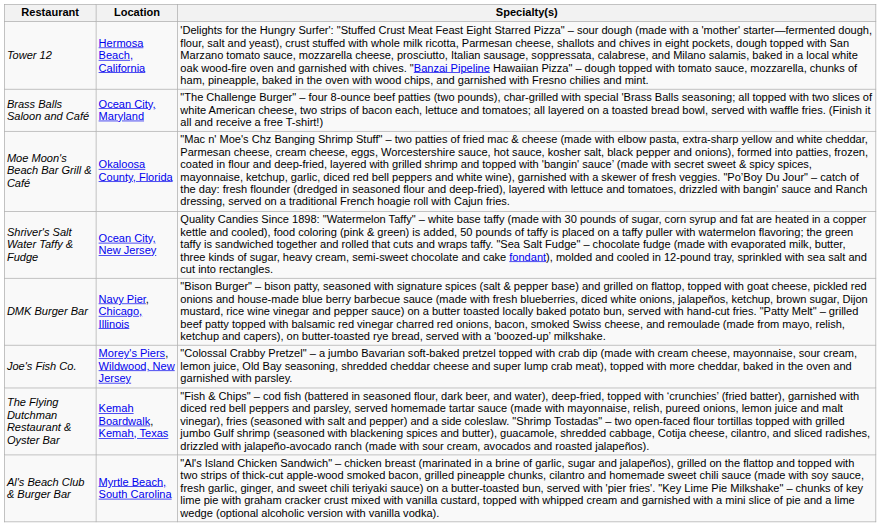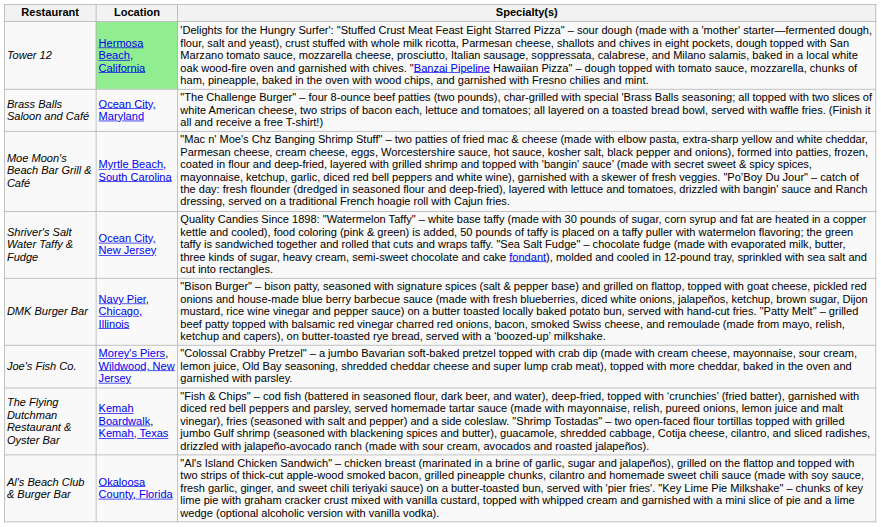(122, 55) no background -> (122, 55) lightgreen background
(136, 171) Okaloosa County, Florida -> (135, 171) Myrtle Beach, South Carolina
(135, 488) Myrtle Beach, South Carolina -> (136, 488) Okaloosa County, Florida
